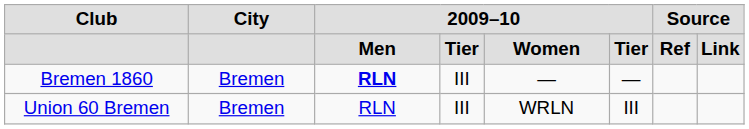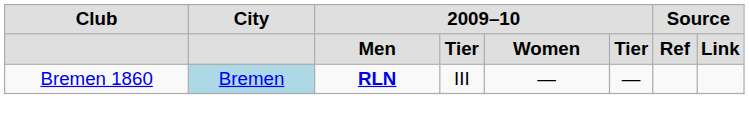(252, 78) no background -> (252, 78) lightblue background
- row: (97, 108)
